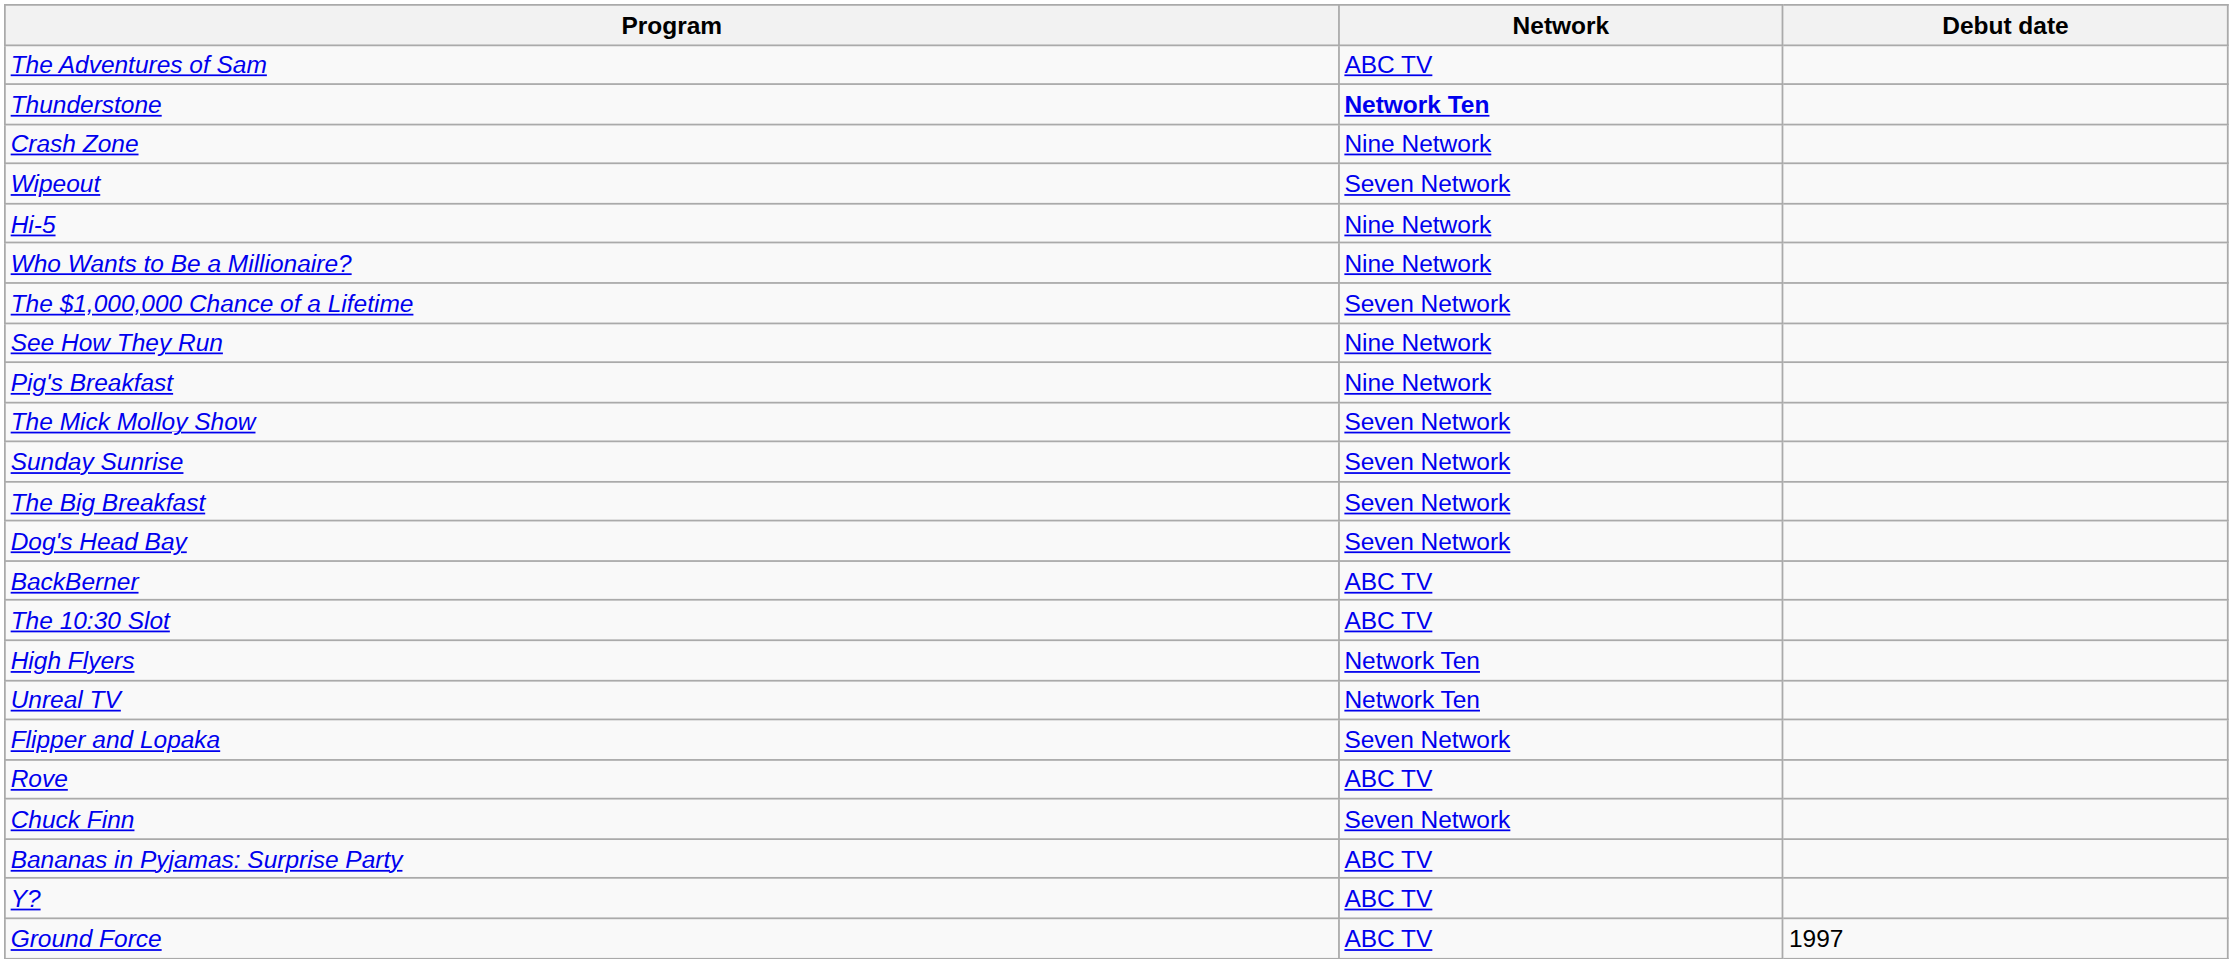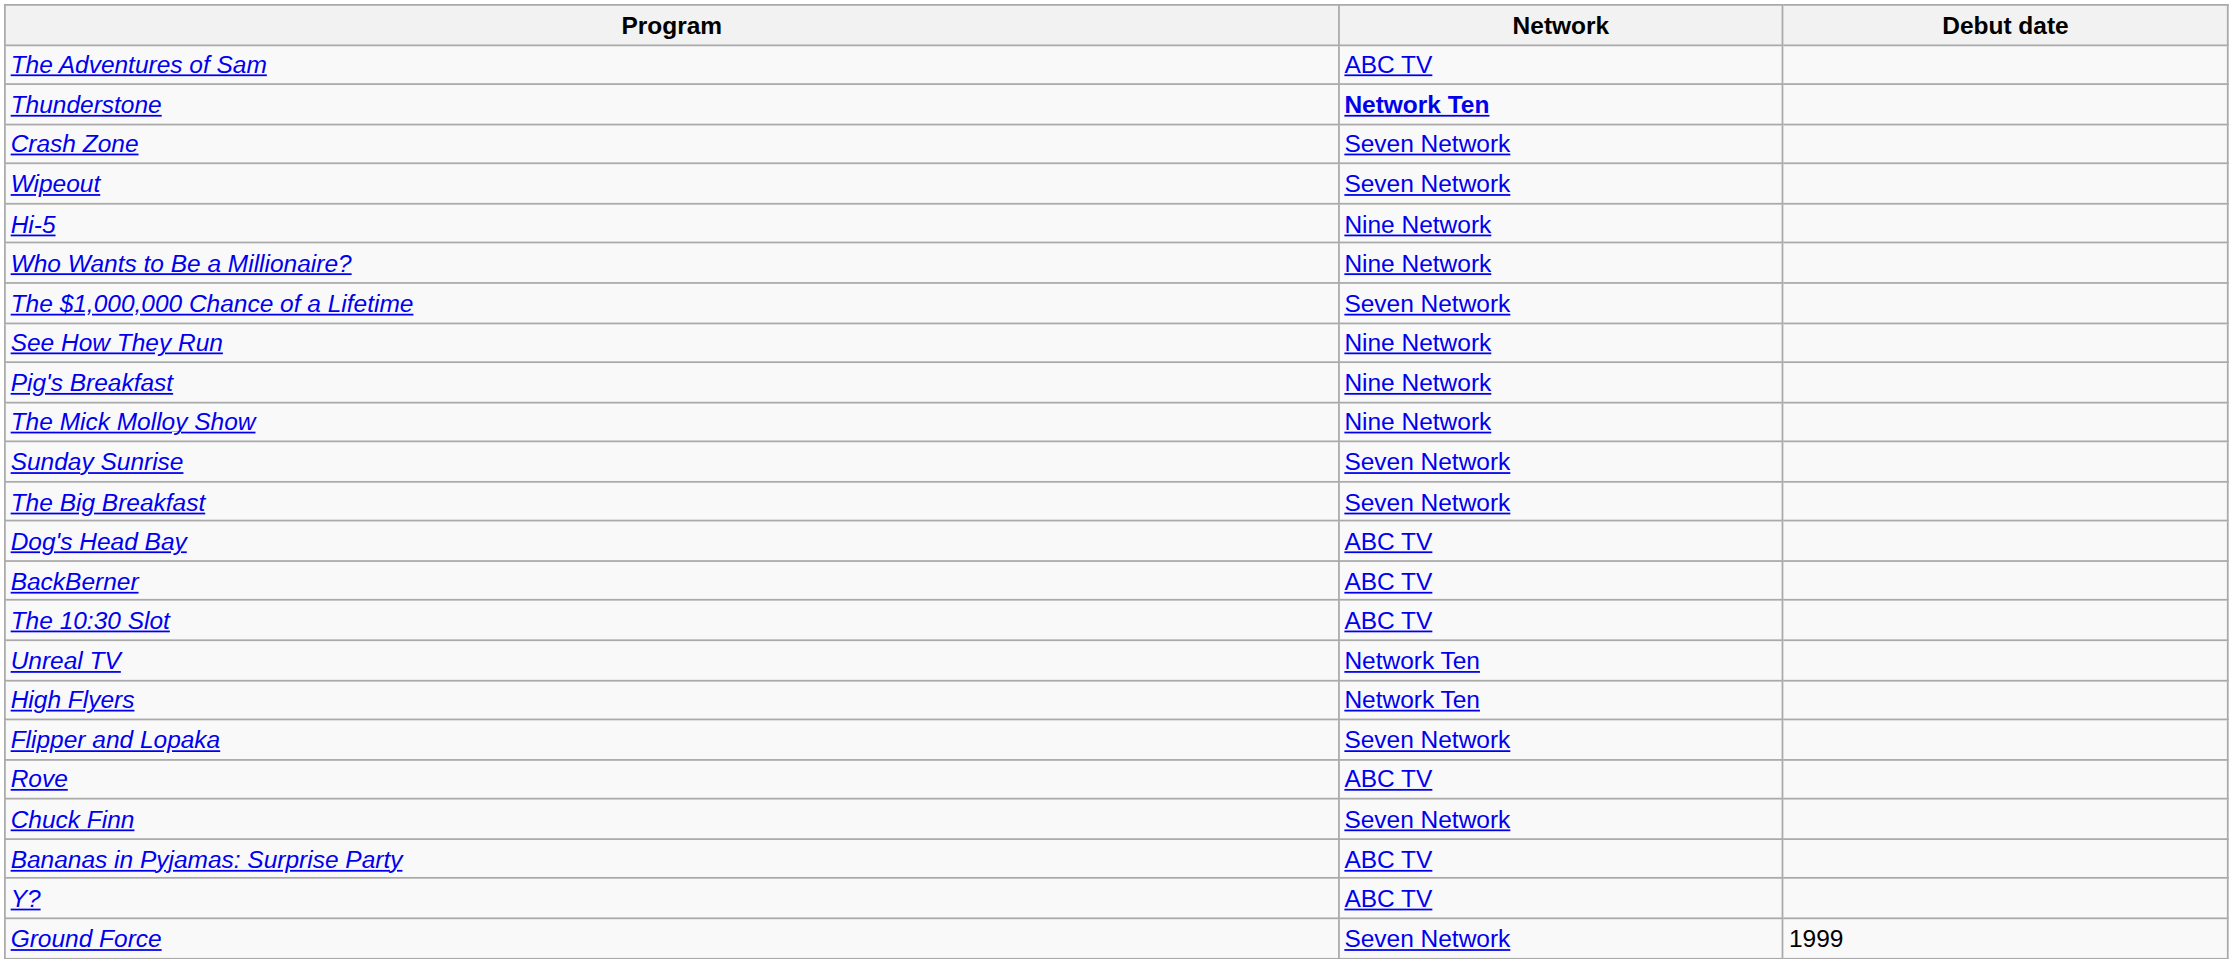(1418, 144) Nine Network -> (1427, 144) Seven Network
(1427, 422) Seven Network -> (1418, 422) Nine Network
(1427, 541) Seven Network -> (1388, 541) ABC TV
rows swapped: (73, 660) <-> (66, 700)
(1388, 938) ABC TV -> (1427, 938) Seven Network
(1816, 938) 1997 -> (1816, 938) 1999
